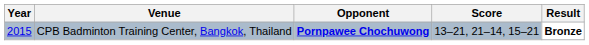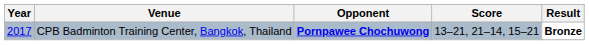(19, 31) 2015 -> (19, 31) 2017
